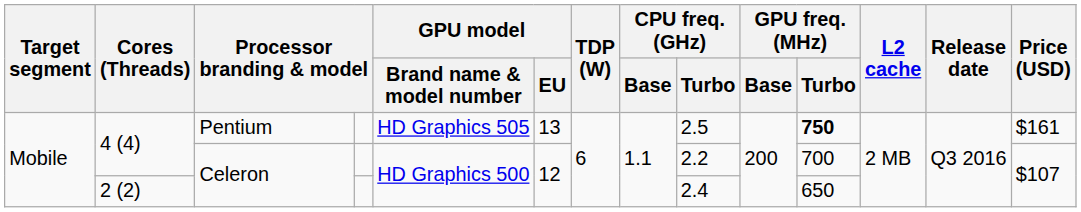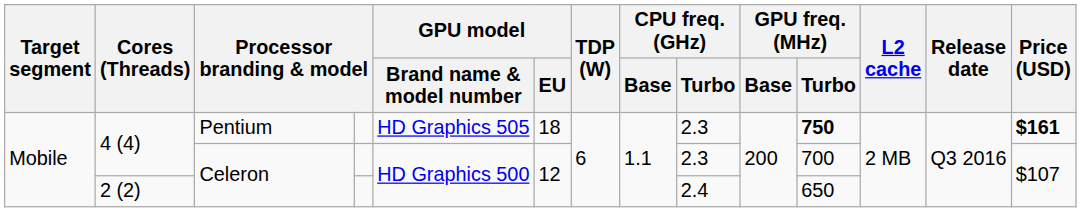(550, 127) 13 -> (550, 127) 18
(694, 127) 2.5 -> (694, 127) 2.3
(1038, 127) normal -> (1038, 127) bold
(694, 159) 2.2 -> (694, 159) 2.3
